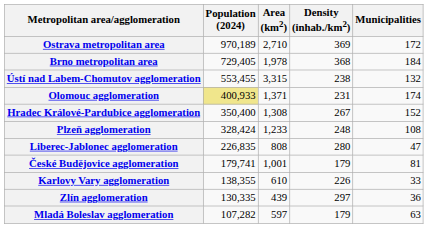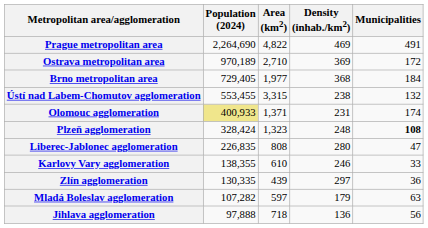+ row: (104, 44)
(275, 61) 1,978 -> (275, 78) 1,977
- row: (104, 112)
(275, 129) 1,233 -> (275, 129) 1,323
(413, 129) normal -> (413, 129) bold
- row: (104, 163)
(342, 180) 226 -> (342, 163) 246
+ row: (104, 214)
